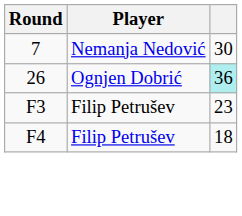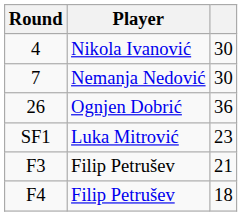+ row: (36, 48)
(223, 78) paleturquoise background -> (223, 107) no background
+ row: (36, 136)
(223, 107) 23 -> (223, 166) 21
